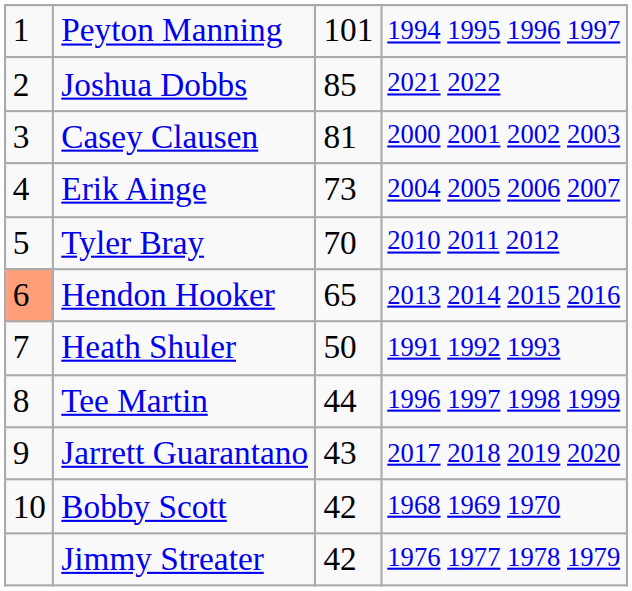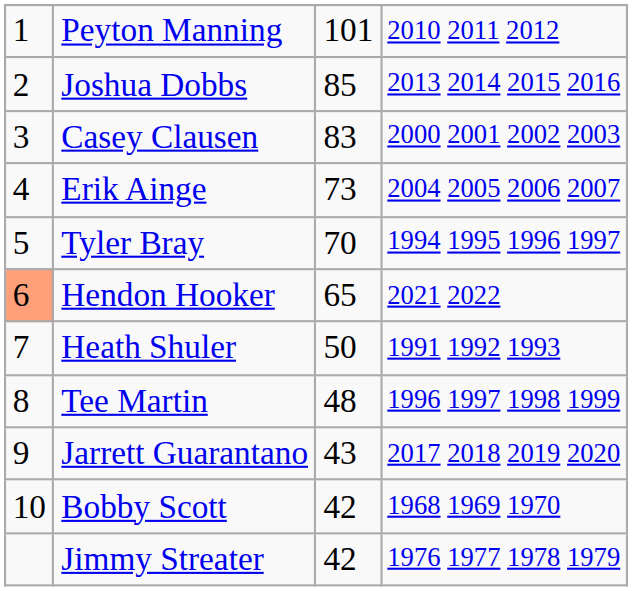(504, 30) 1994 1995 1996 1997 -> (473, 30) 2010 2011 2012
(444, 83) 2021 2022 -> (504, 83) 2013 2014 2015 2016
(340, 136) 81 -> (340, 136) 83
(473, 242) 2010 2011 2012 -> (504, 242) 1994 1995 1996 1997
(504, 294) 2013 2014 2015 2016 -> (444, 294) 2021 2022
(340, 400) 44 -> (340, 400) 48
